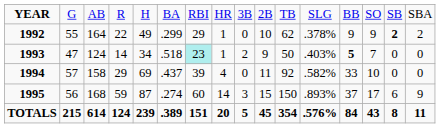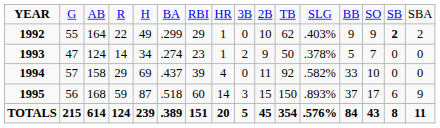(320, 34) .378% -> (320, 34) .403%
(171, 53) .518 -> (171, 53) .274
(198, 53) paleturquoise background -> (198, 53) no background
(320, 53) .403% -> (320, 53) .378%
(351, 53) bold -> (351, 53) normal
(171, 93) .274 -> (171, 93) .518
